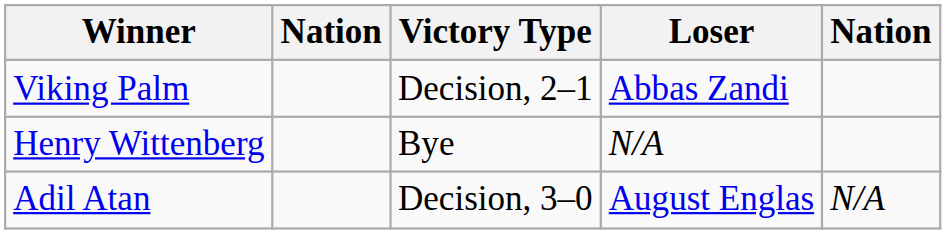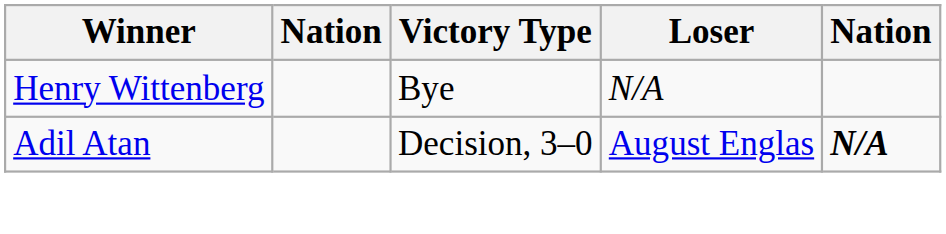- row: (101, 87)
(858, 198) normal -> (860, 143) bold
